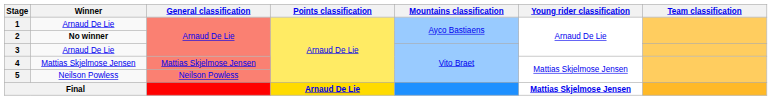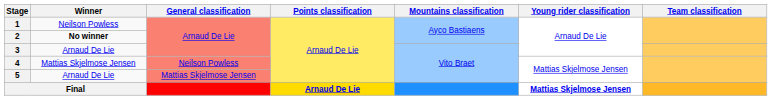(88, 24) Arnaud De Lie -> (88, 24) Neilson Powless
(209, 63) Mattias Skjelmose Jensen -> (209, 63) Neilson Powless
(88, 76) Neilson Powless -> (88, 76) Arnaud De Lie
(209, 76) Neilson Powless -> (209, 76) Mattias Skjelmose Jensen
